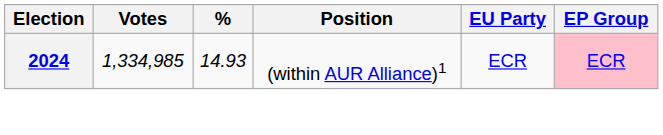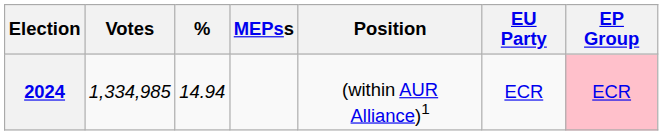+ column: (264, 29)
(223, 61) 14.93 -> (202, 92) 14.94
